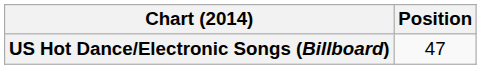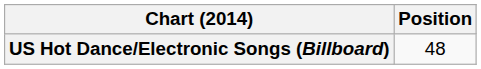(435, 49) 47 -> (435, 49) 48
